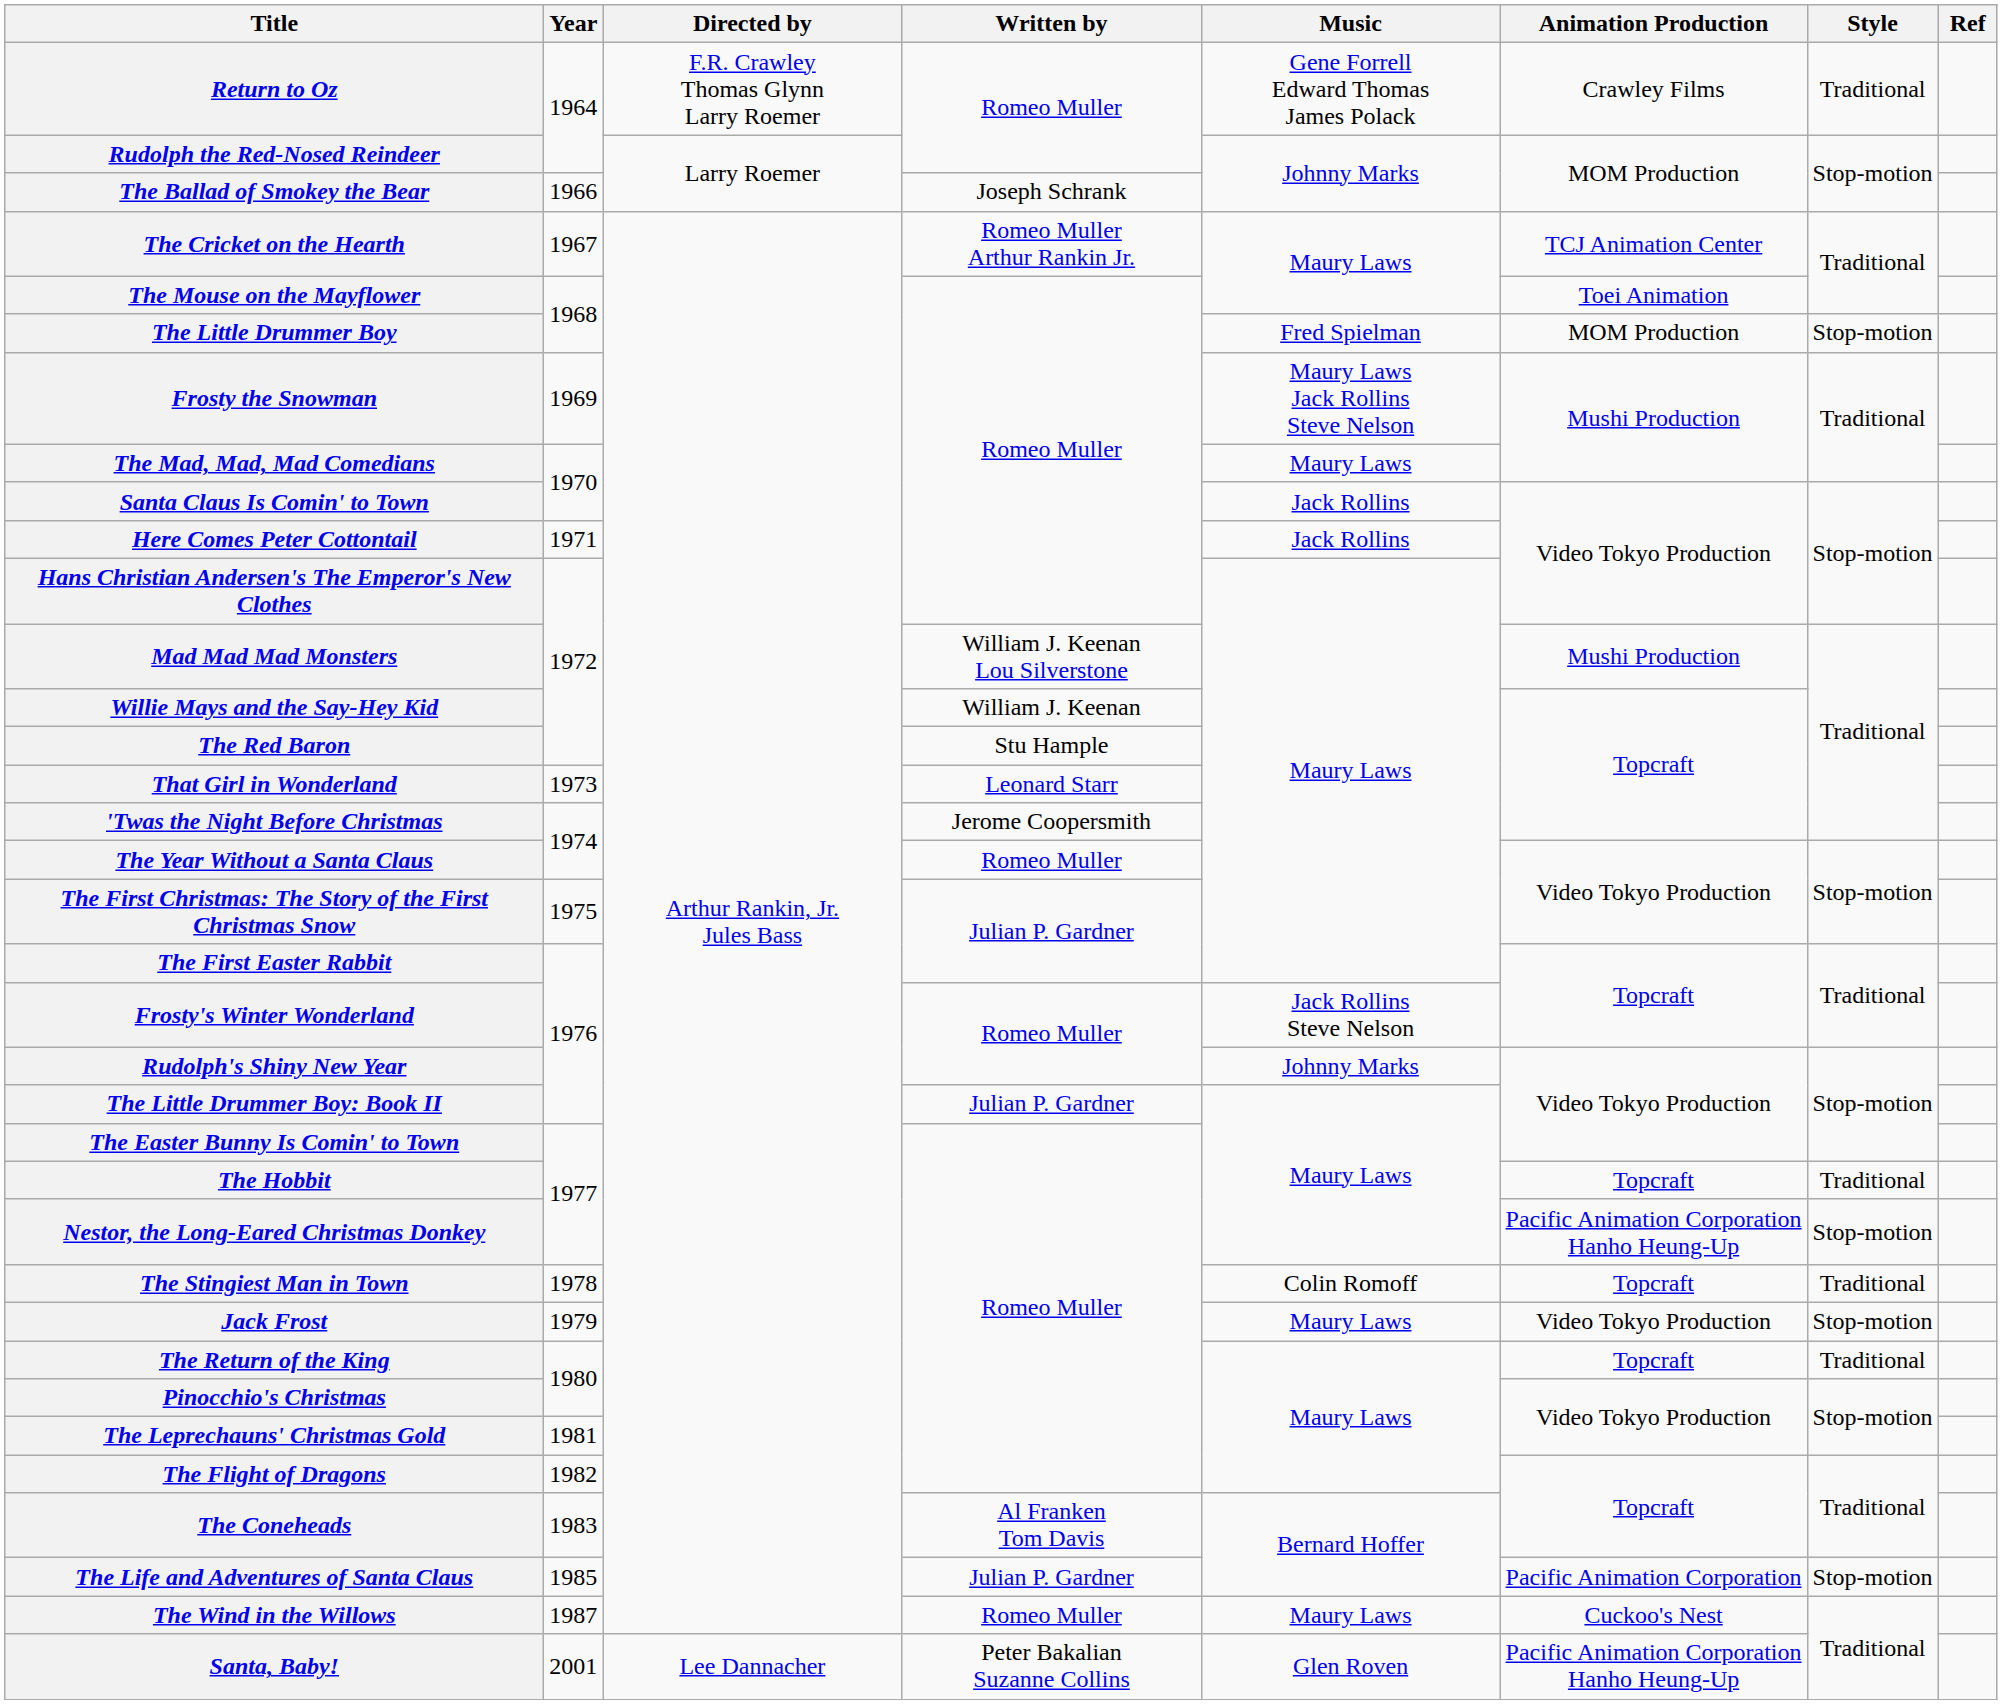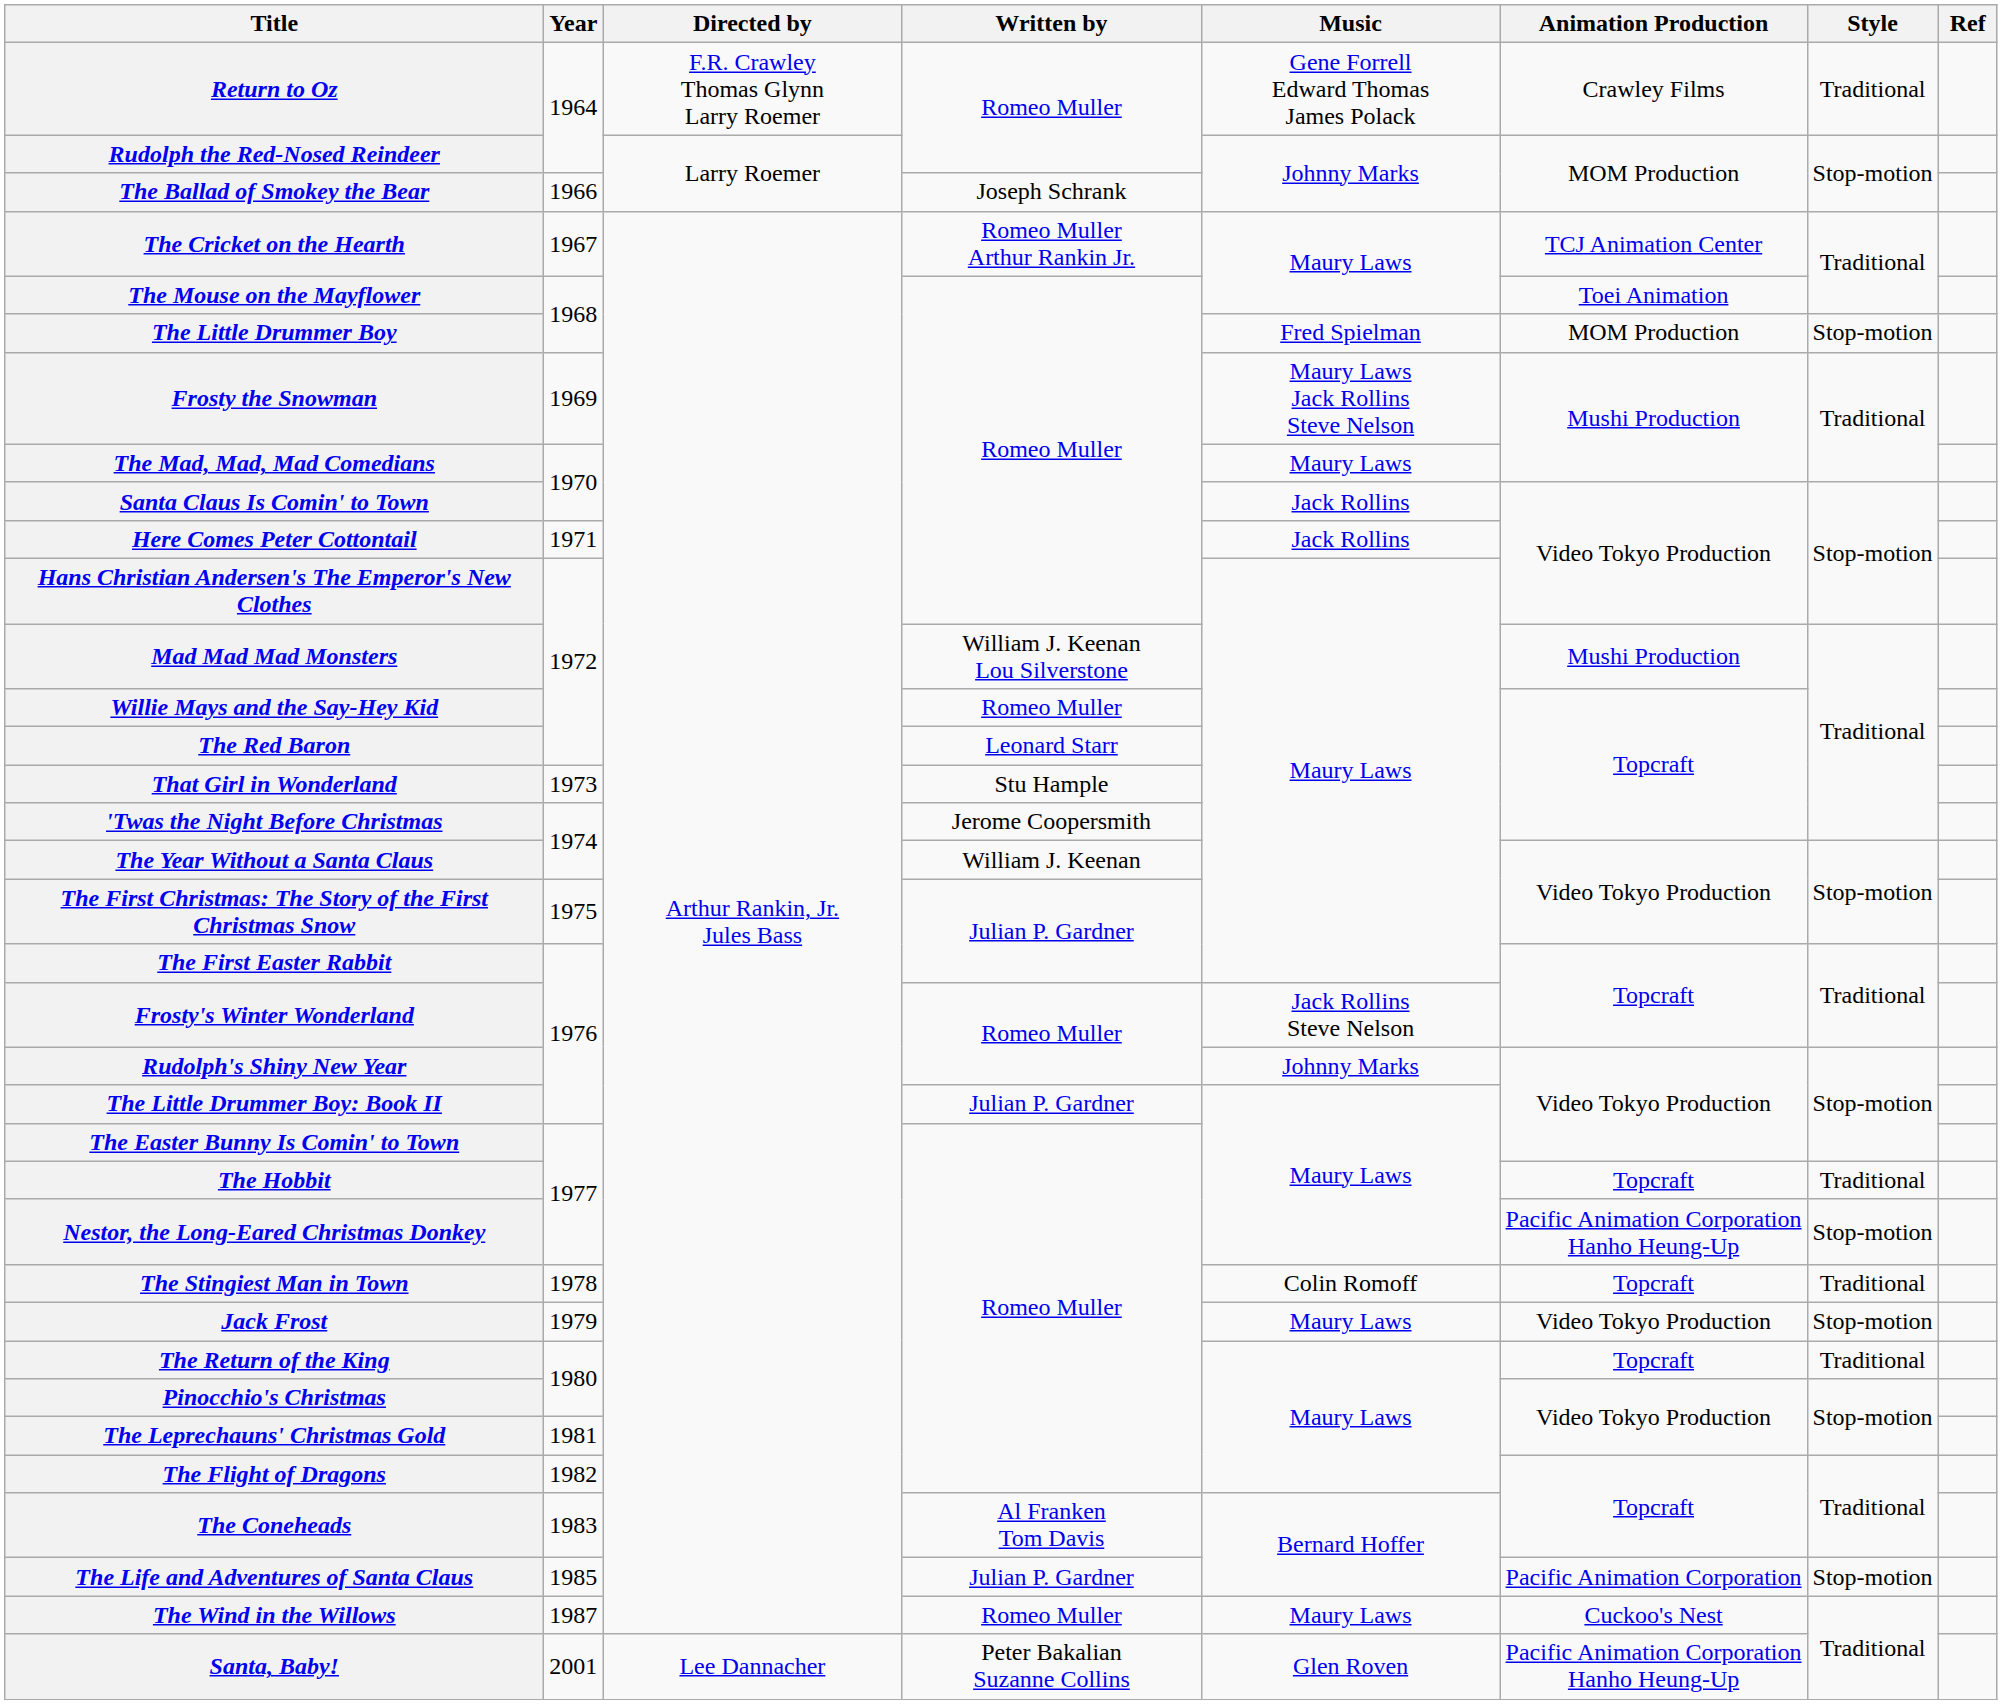(1051, 707) William J. Keenan -> (1051, 707) Romeo Muller
(1051, 745) Stu Hample -> (1051, 745) Leonard Starr
(1051, 783) Leonard Starr -> (1051, 783) Stu Hample
(1051, 859) Romeo Muller -> (1051, 859) William J. Keenan
